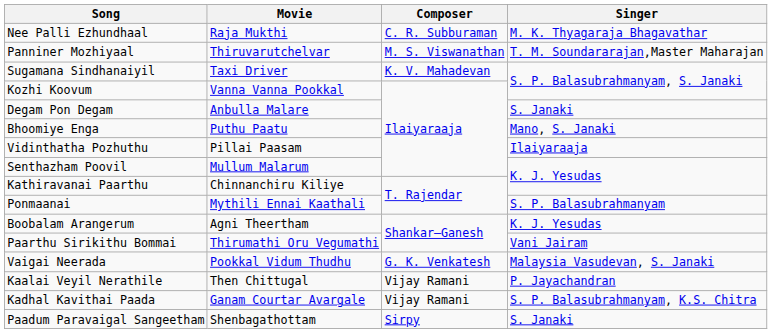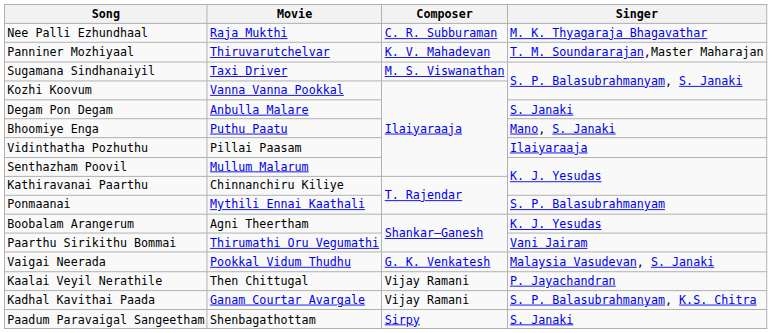(445, 52) M. S. Viswanathan -> (438, 52) K. V. Mahadevan
(438, 71) K. V. Mahadevan -> (445, 71) M. S. Viswanathan
